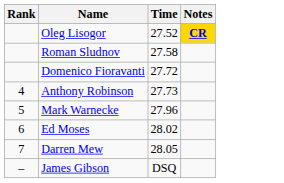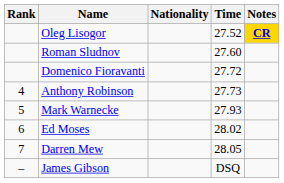+ column: (180, 14)
(164, 52) 27.58 -> (228, 52) 27.60
(164, 110) 27.96 -> (228, 110) 27.93
